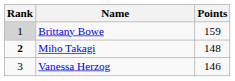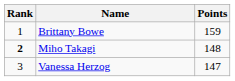(20, 31) lightgrey background -> (20, 31) no background
(212, 66) 146 -> (212, 66) 147
